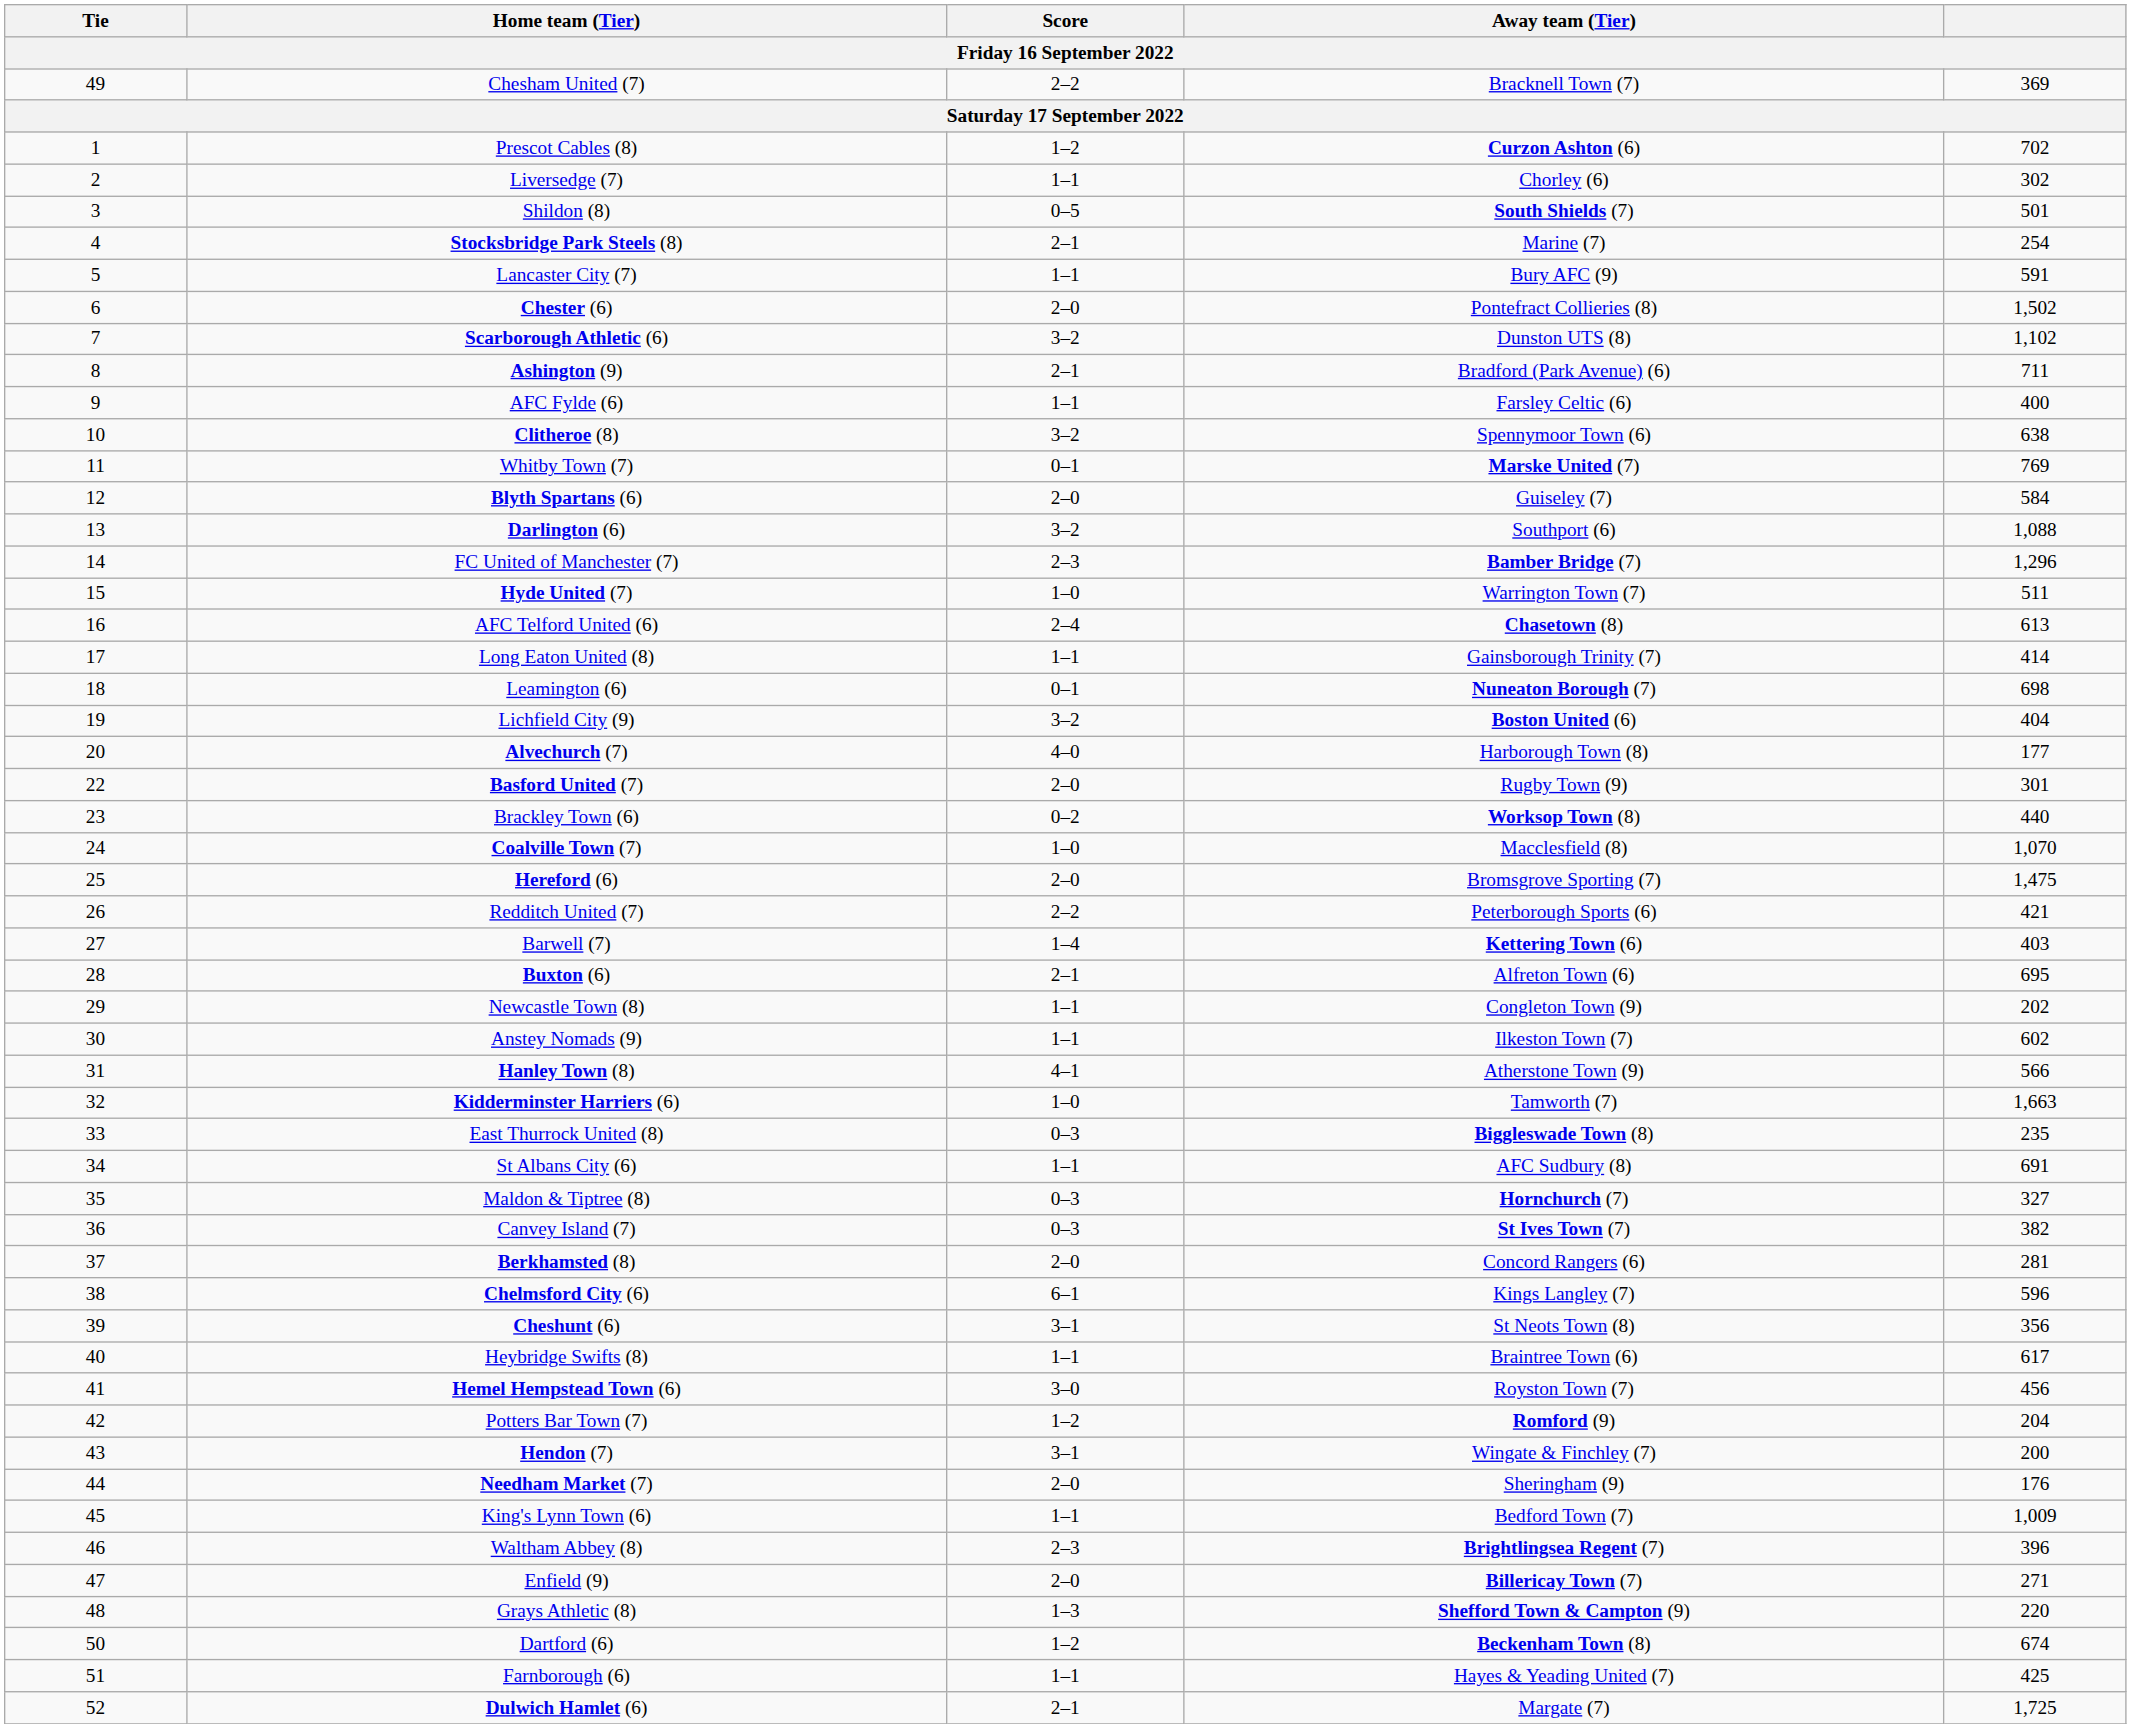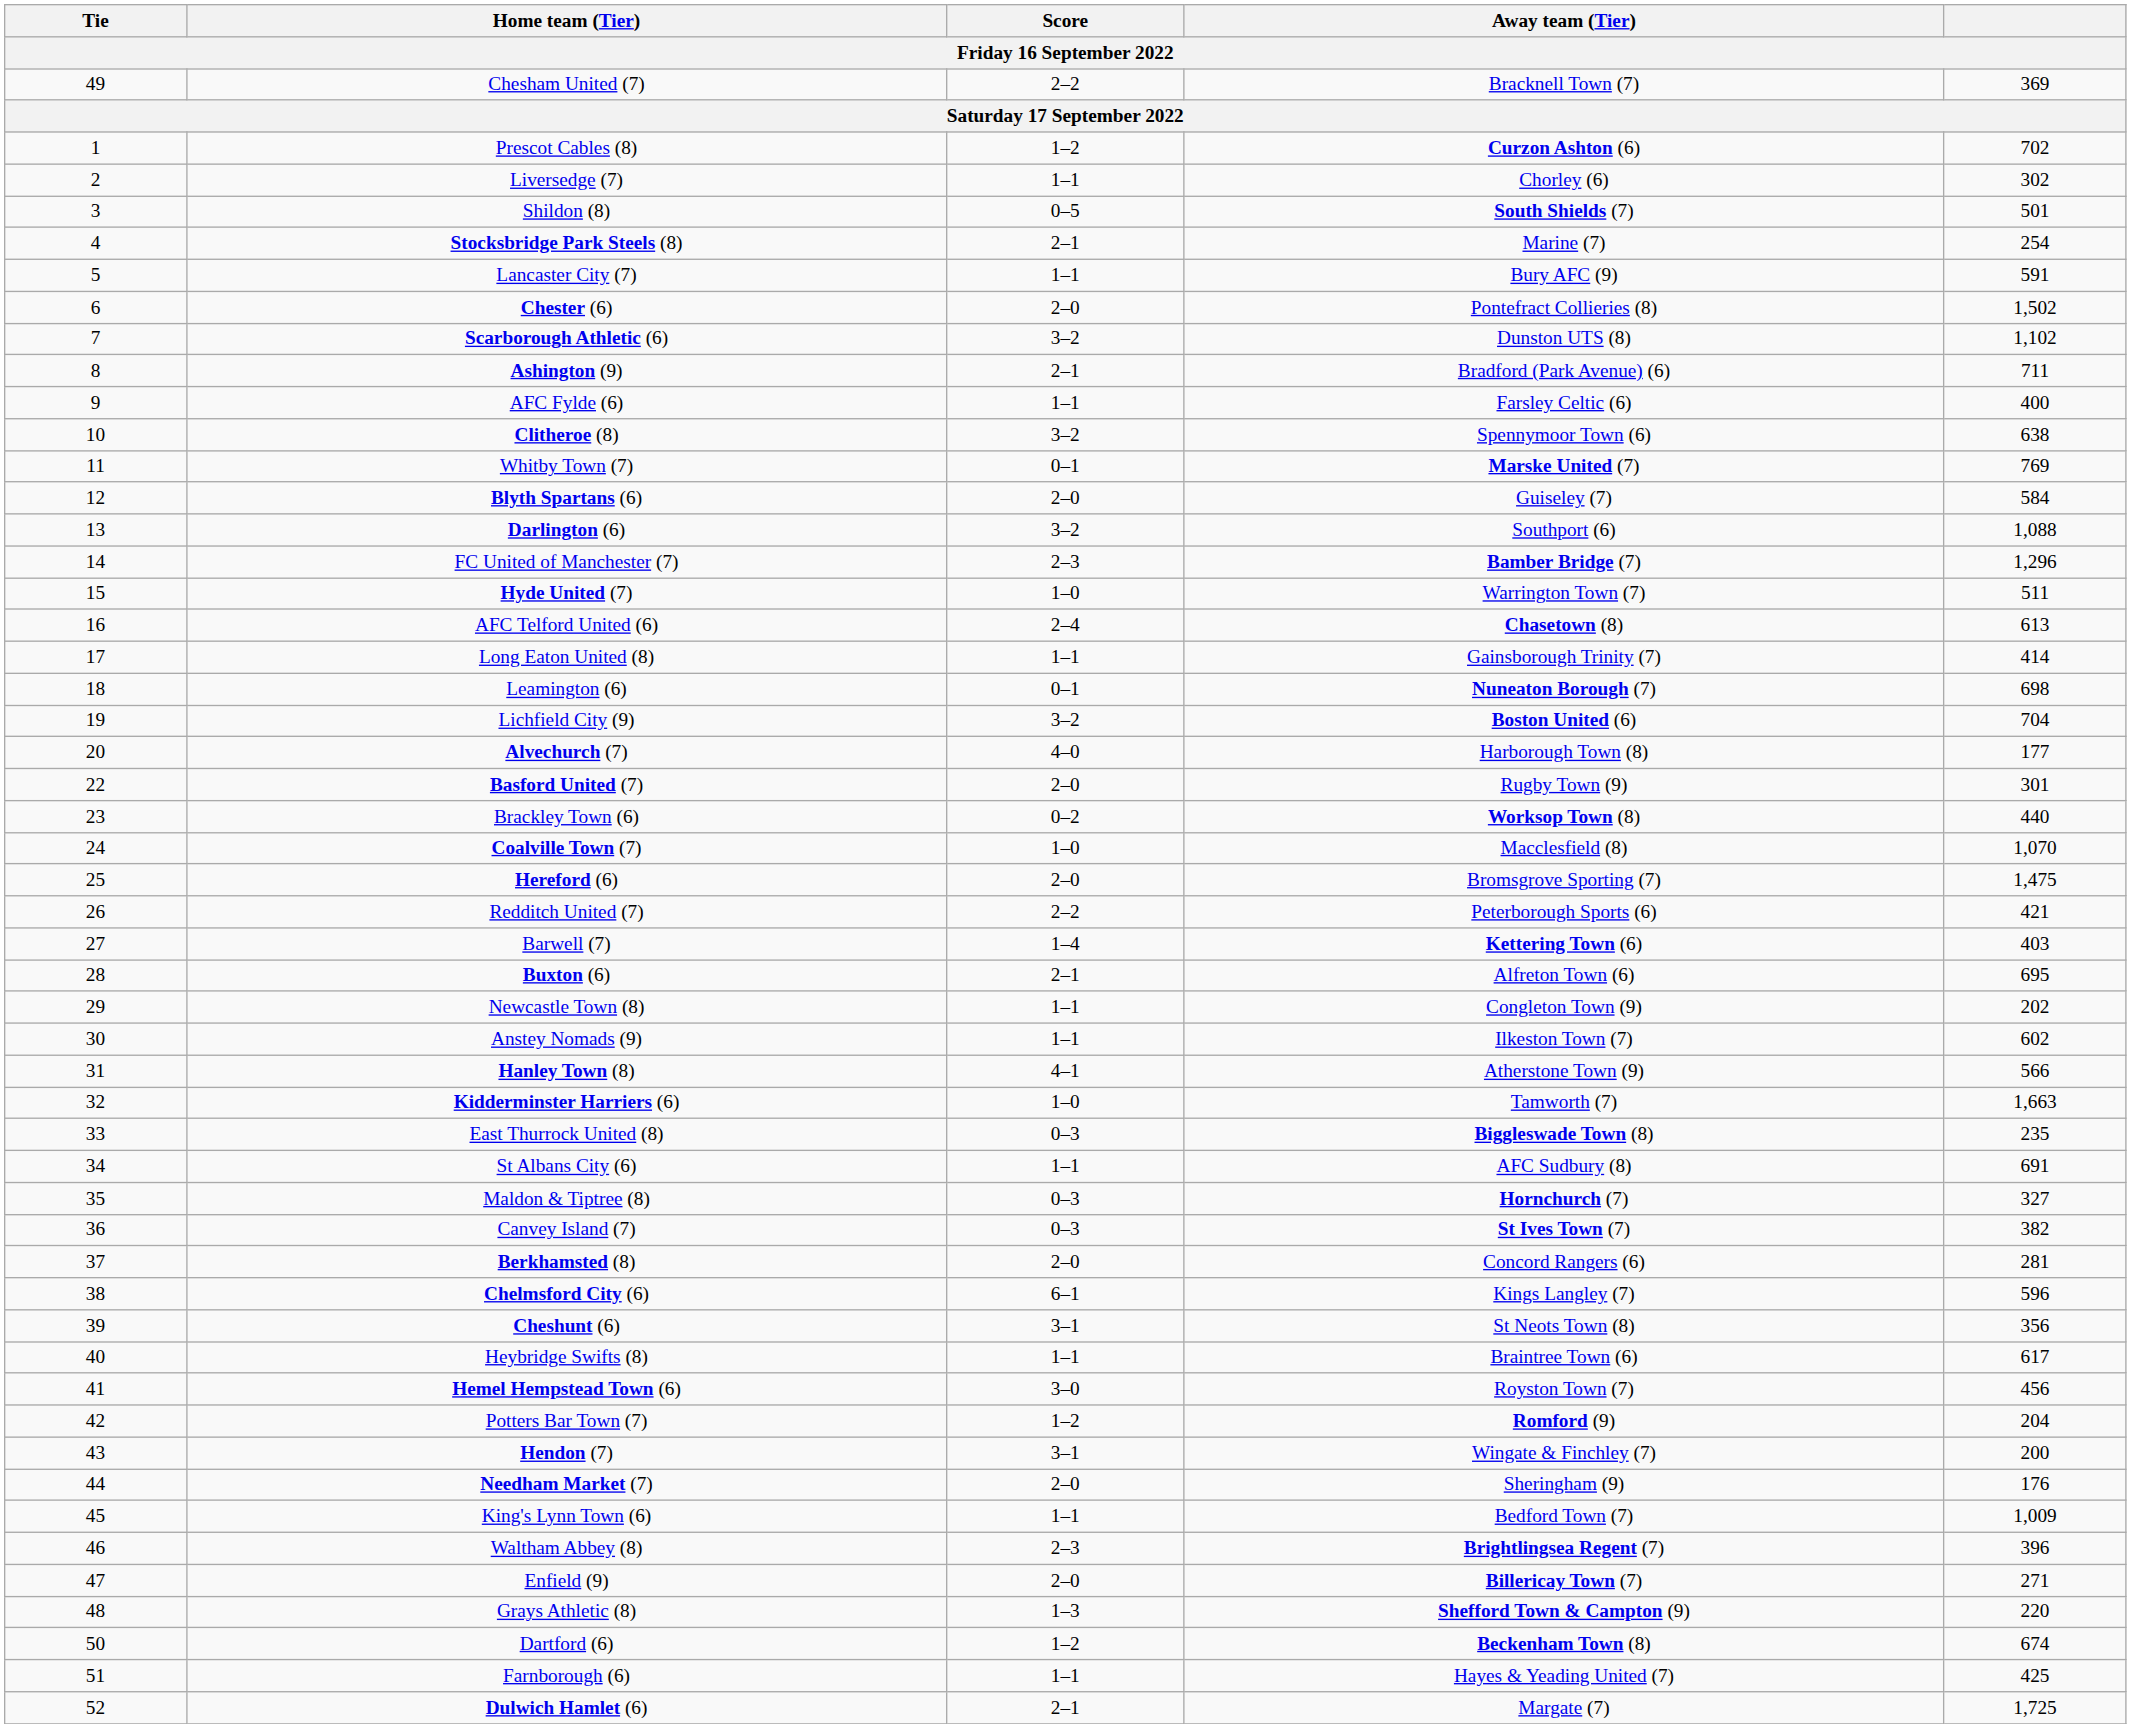(2035, 720) 404 -> (2035, 720) 704
